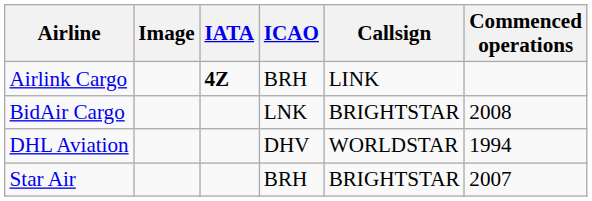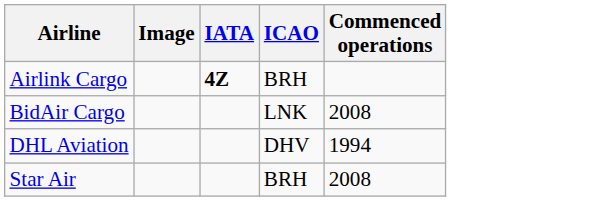- column: (394, 33)
(490, 178) 2007 -> (350, 178) 2008
